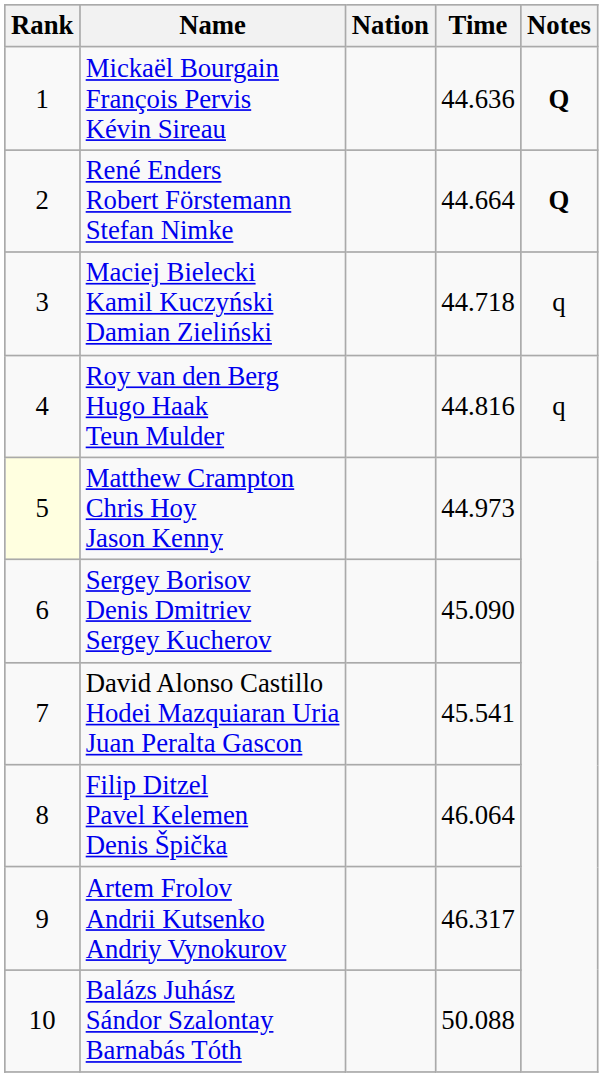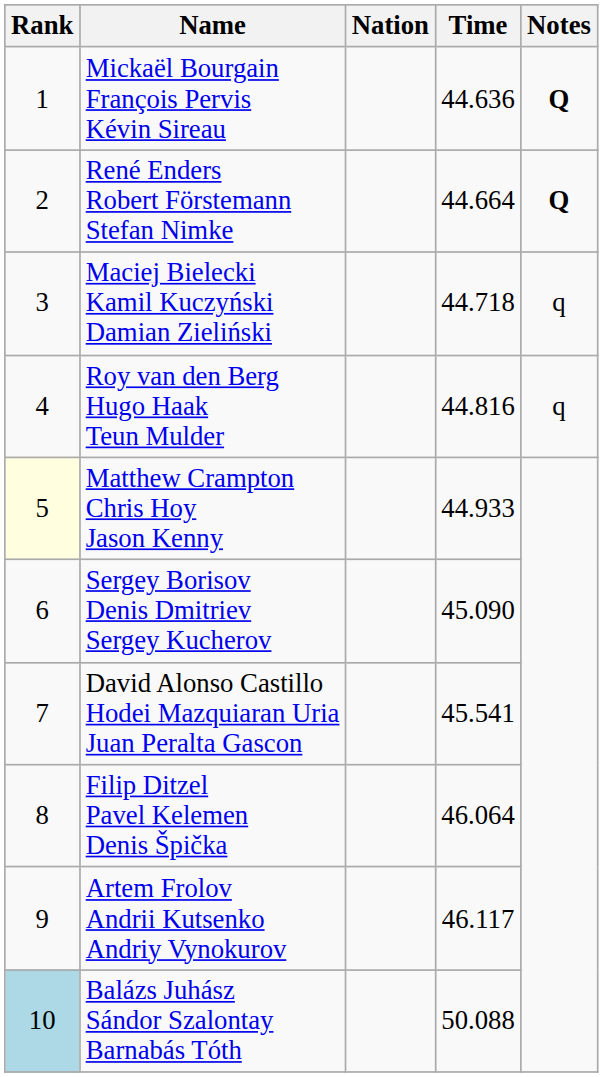(478, 508) 44.973 -> (478, 508) 44.933
(478, 918) 46.317 -> (478, 918) 46.117
(42, 1020) no background -> (42, 1020) lightblue background
